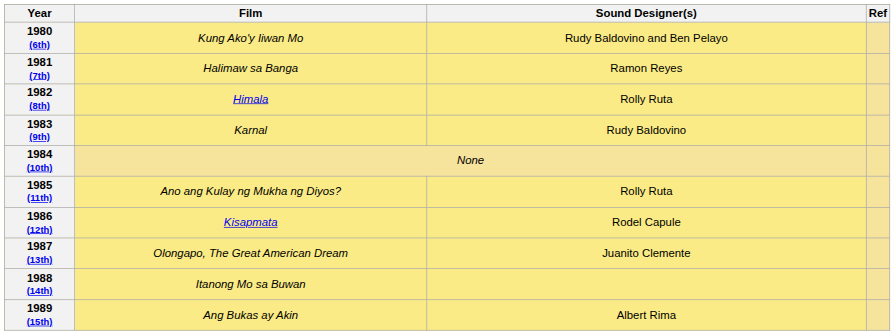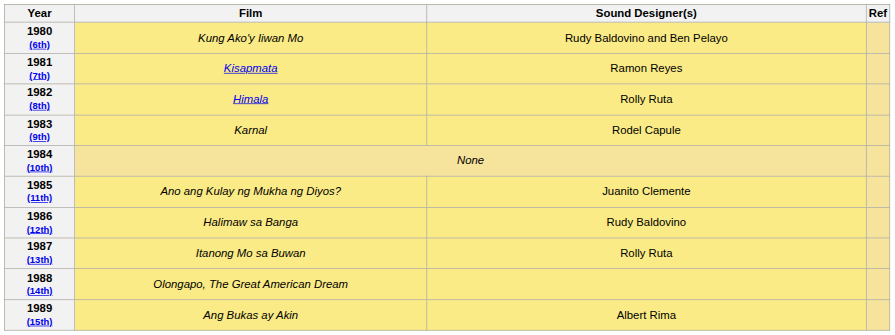(251, 68) Halimaw sa Banga -> (251, 68) Kisapmata
(646, 130) Rudy Baldovino -> (646, 130) Rodel Capule
(646, 191) Rolly Ruta -> (646, 191) Juanito Clemente
(251, 222) Kisapmata -> (251, 222) Halimaw sa Banga
(646, 222) Rodel Capule -> (646, 222) Rudy Baldovino
(251, 253) Olongapo, The Great American Dream -> (251, 253) Itanong Mo sa Buwan
(646, 253) Juanito Clemente -> (646, 253) Rolly Ruta
(251, 284) Itanong Mo sa Buwan -> (251, 284) Olongapo, The Great American Dream
